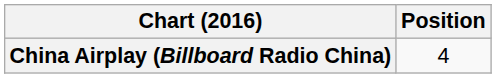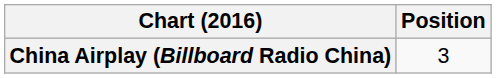(443, 55) 4 -> (443, 55) 3
